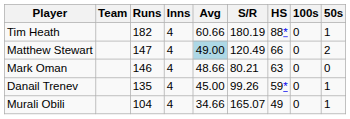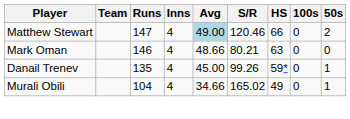- row: (33, 31)
(248, 50) 120.49 -> (248, 31) 120.46
(248, 104) 165.07 -> (248, 86) 165.02
